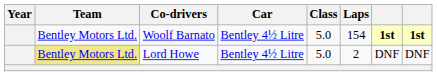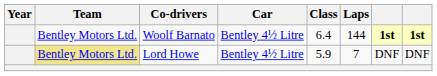(323, 35) 5.0 -> (323, 35) 6.4
(356, 35) 154 -> (356, 35) 144
(323, 55) 5.0 -> (323, 55) 5.9
(356, 55) 2 -> (356, 55) 7
